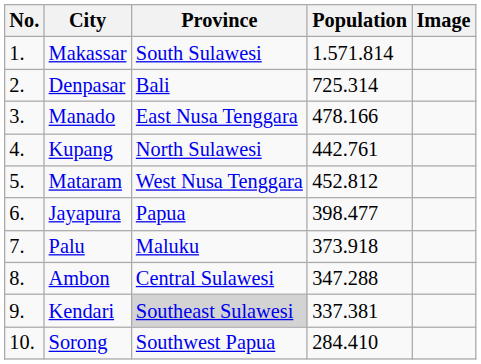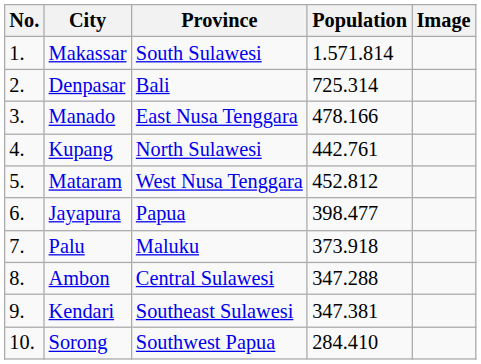(215, 310) lightgrey background -> (215, 310) no background
(345, 310) 337.381 -> (345, 310) 347.381
